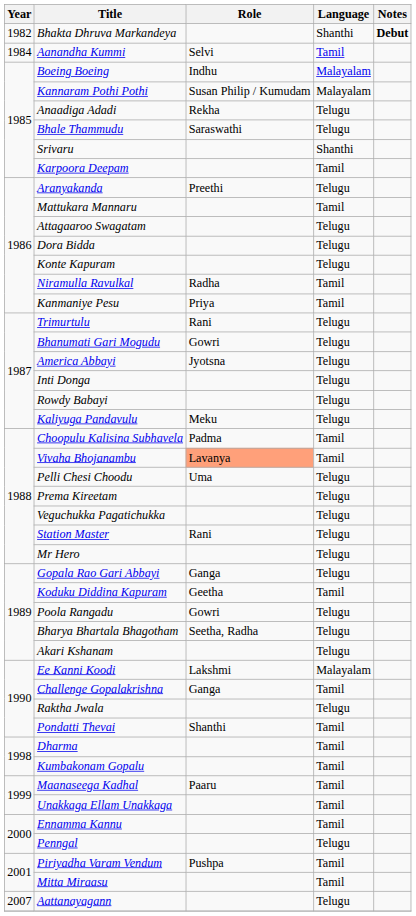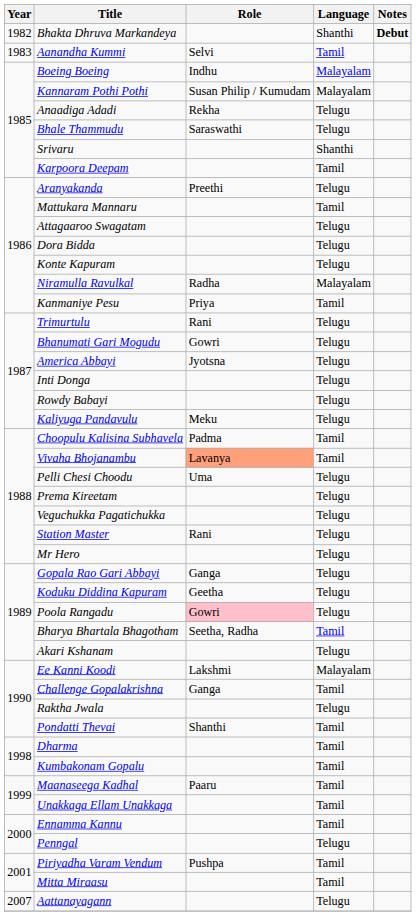(19, 52) 1984 -> (19, 52) 1983
(330, 284) Tamil -> (344, 284) Malayalam
(330, 592) Tamil -> (333, 592) Telugu
(204, 611) no background -> (204, 611) pink background
(333, 631) Telugu -> (330, 631) Tamil
